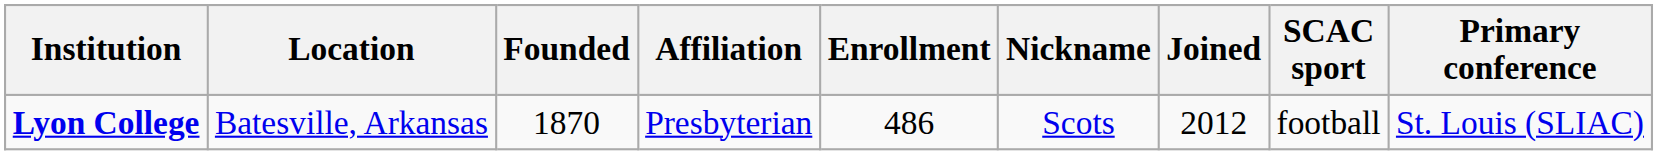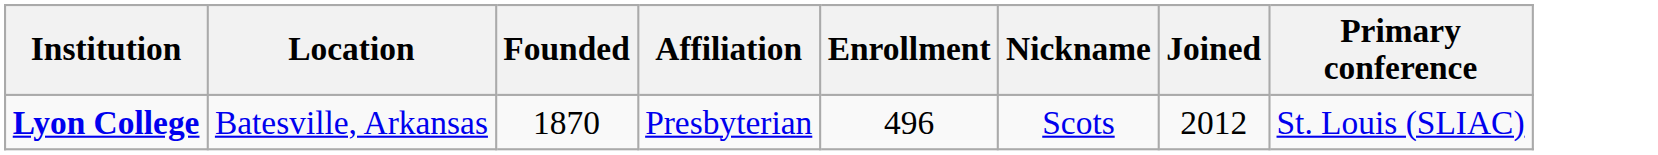- column: (1329, 49)
(909, 121) 486 -> (909, 121) 496
